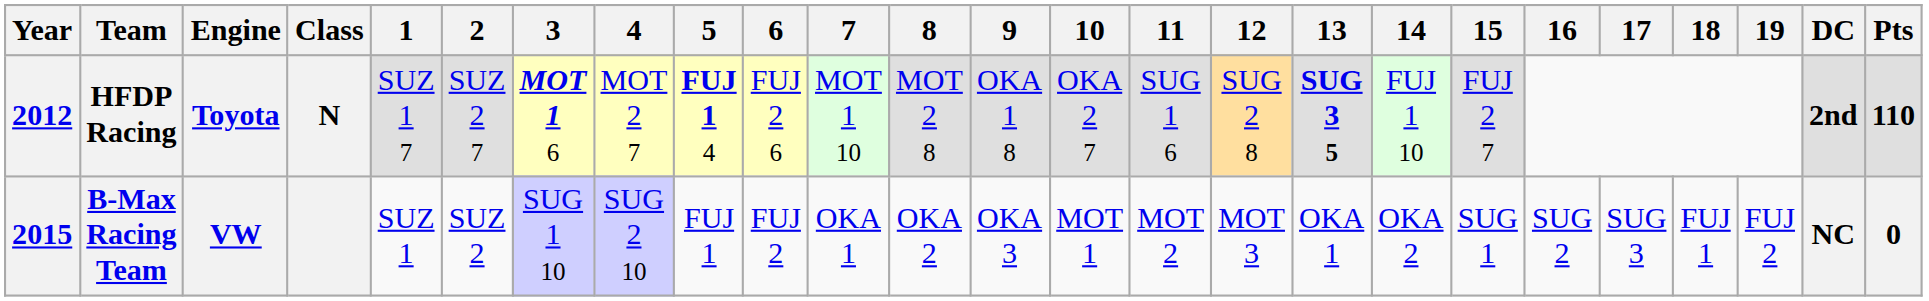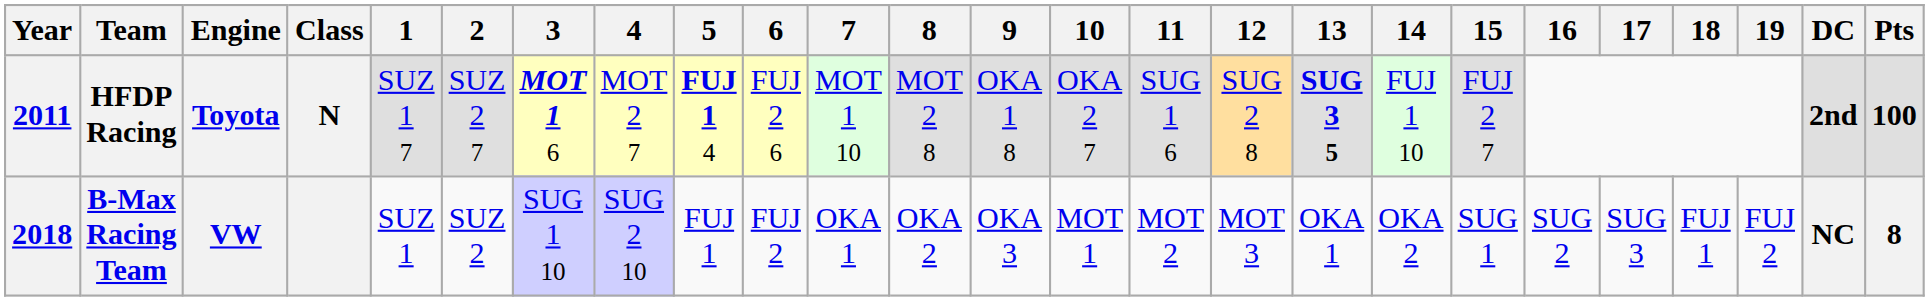(42, 114) 2012 -> (42, 114) 2011
(1893, 114) 110 -> (1894, 114) 100
(42, 235) 2015 -> (42, 235) 2018
(1893, 235) 0 -> (1894, 235) 8
